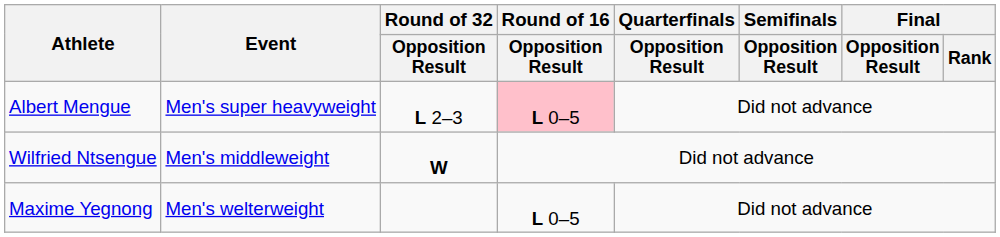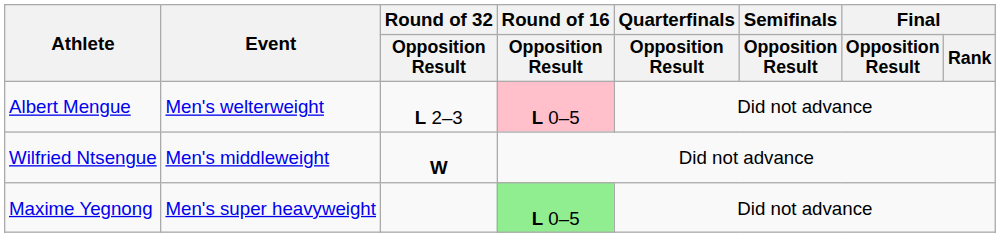(271, 107) Men's super heavyweight -> (245, 107) Men's welterweight
(245, 208) Men's welterweight -> (271, 208) Men's super heavyweight
(556, 218) no background -> (556, 218) lightgreen background
